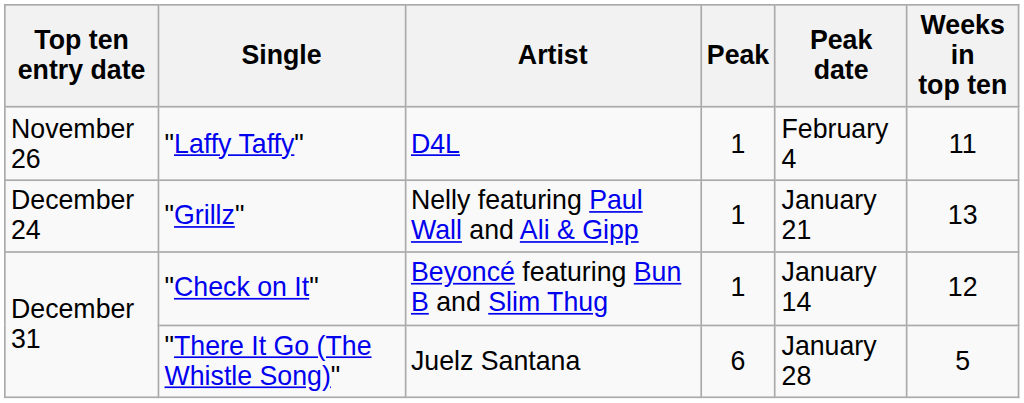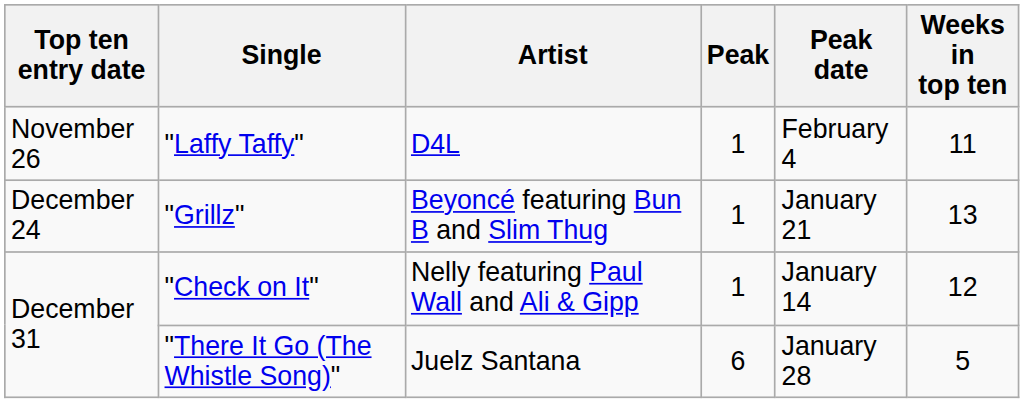(527, 215) Nelly featuring Paul Wall and Ali & Gipp -> (546, 215) Beyoncé featuring Bun B and Slim Thug
(546, 288) Beyoncé featuring Bun B and Slim Thug -> (527, 288) Nelly featuring Paul Wall and Ali & Gipp
